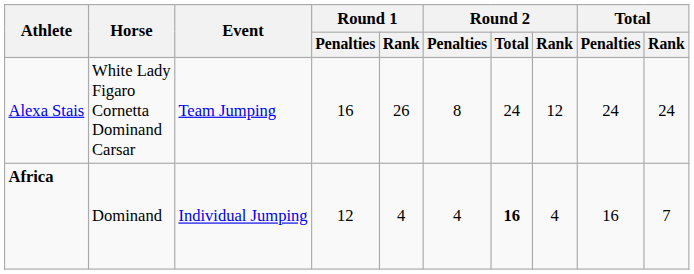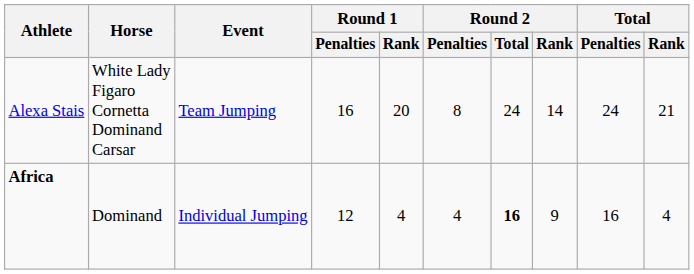(401, 110) 26 -> (401, 110) 20
(555, 110) 12 -> (555, 110) 14
(666, 110) 24 -> (666, 110) 21
(555, 216) 4 -> (555, 216) 9
(666, 216) 7 -> (666, 216) 4
